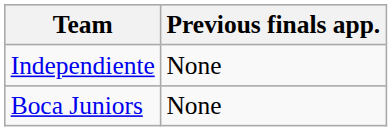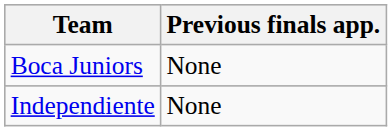rows swapped: (77, 105) <-> (83, 65)
